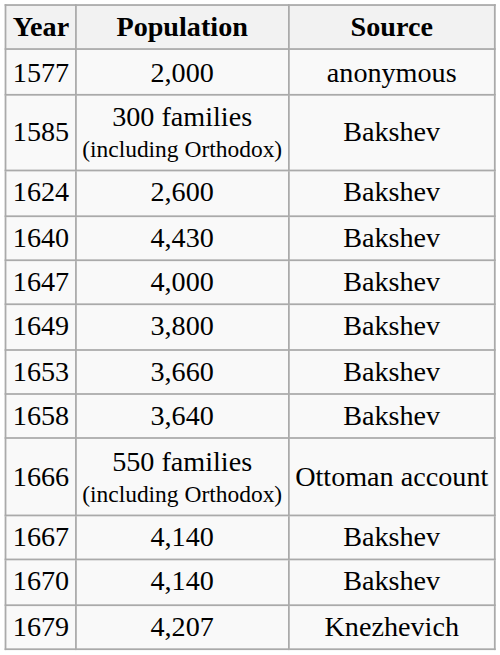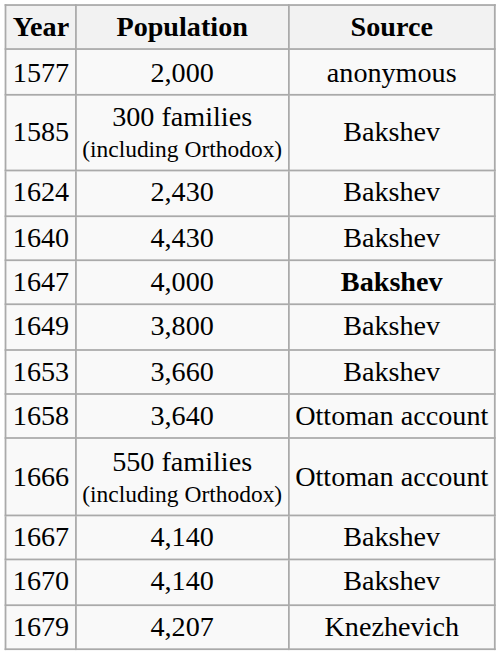(182, 192) 2,600 -> (182, 192) 2,430
(392, 281) normal -> (392, 281) bold
(392, 415) Bakshev -> (392, 415) Ottoman account
